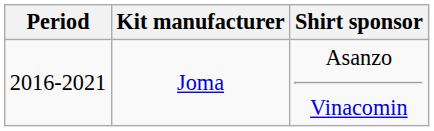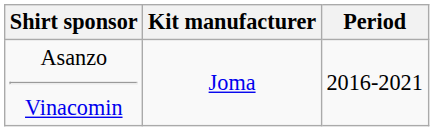columns swapped: (58, 22) <-> (359, 22)
